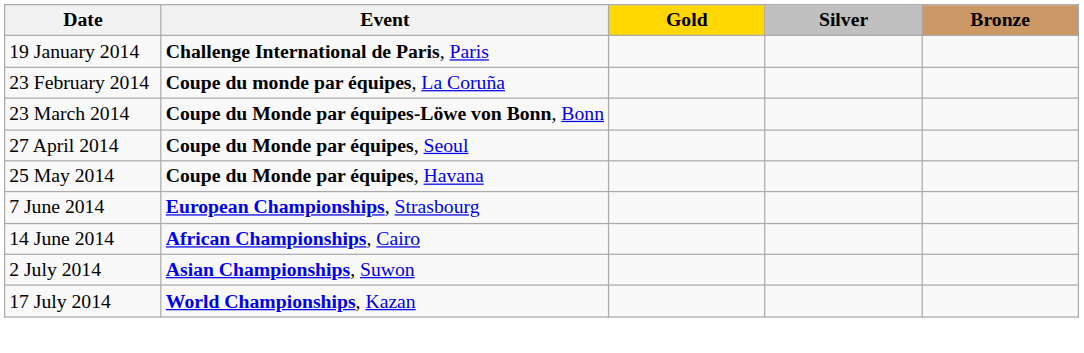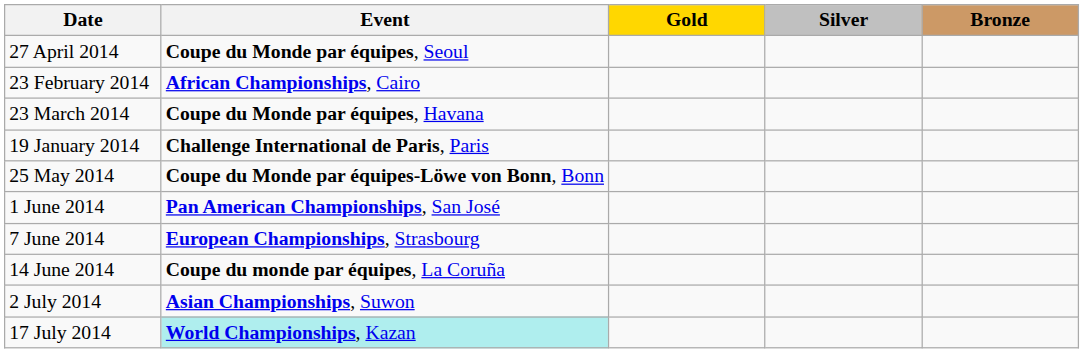rows swapped: (74, 51) <-> (64, 144)
(335, 82) Coupe du monde par équipes, La Coruña -> (293, 82) African Championships, Cairo
(385, 113) Coupe du Monde par équipes-Löwe von Bonn, Bonn -> (325, 113) Coupe du Monde par équipes, Havana
(325, 176) Coupe du Monde par équipes, Havana -> (385, 176) Coupe du Monde par équipes-Löwe von Bonn, Bonn
+ row: (57, 207)
(293, 238) African Championships, Cairo -> (335, 269) Coupe du monde par équipes, La Coruña
(291, 301) no background -> (291, 332) paleturquoise background
